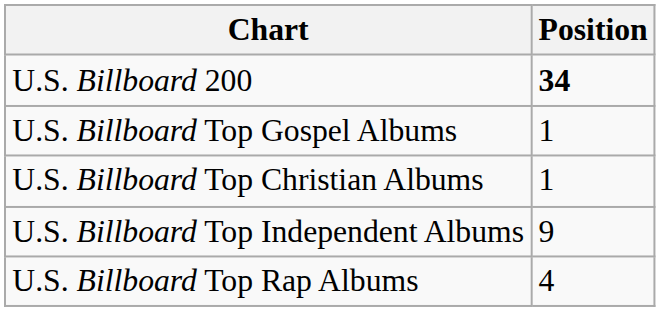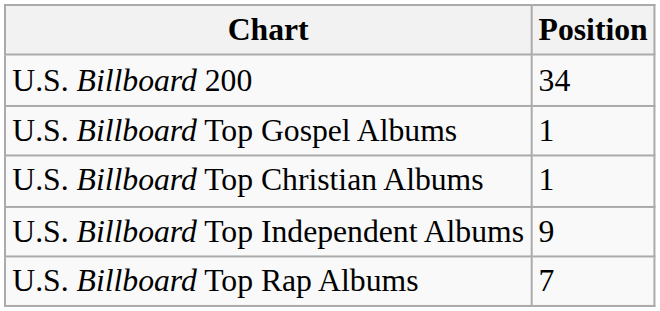(554, 79) bold -> (554, 79) normal
(547, 280) 4 -> (547, 280) 7
